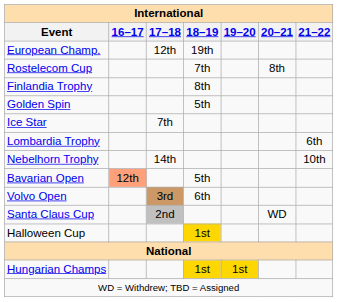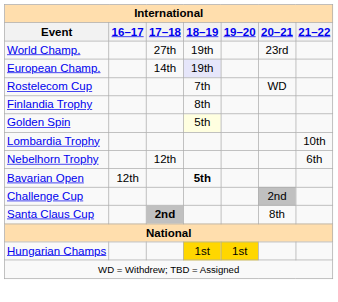+ row: (44, 50)
(165, 50) 12th -> (165, 68) 14th
(202, 50) no background -> (202, 68) lavender background
(277, 68) 8th -> (277, 86) WD
(202, 104) no background -> (202, 123) lightyellow background
- row: (27, 123)
(314, 141) 6th -> (314, 141) 10th
(165, 159) 14th -> (165, 159) 12th
(314, 159) 10th -> (314, 159) 6th
(128, 178) lightsalmon background -> (128, 178) no background
(202, 178) normal -> (202, 178) bold
+ row: (45, 196)
- row: (37, 196)
(165, 214) normal -> (165, 214) bold
(277, 214) WD -> (277, 214) 8th
- row: (46, 232)
